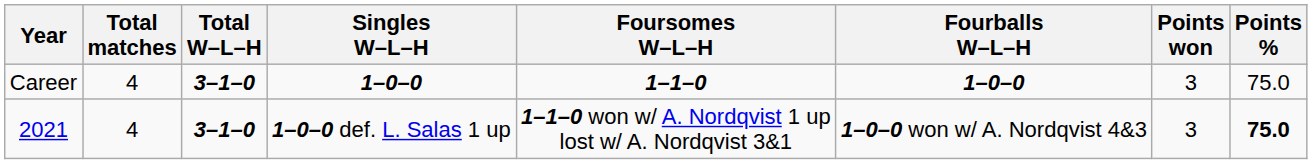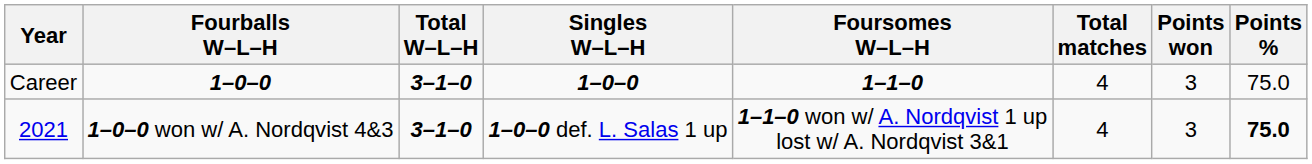columns swapped: (132, 35) <-> (994, 35)
